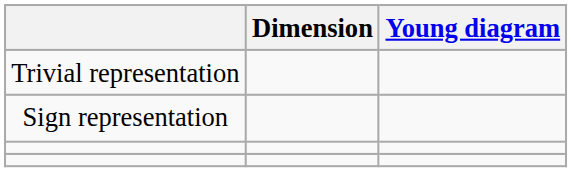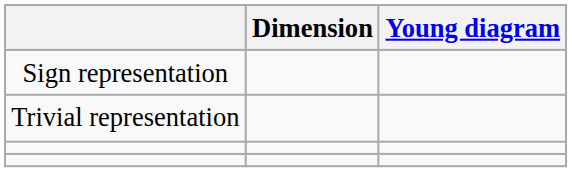rows swapped: (125, 72) <-> (125, 117)
